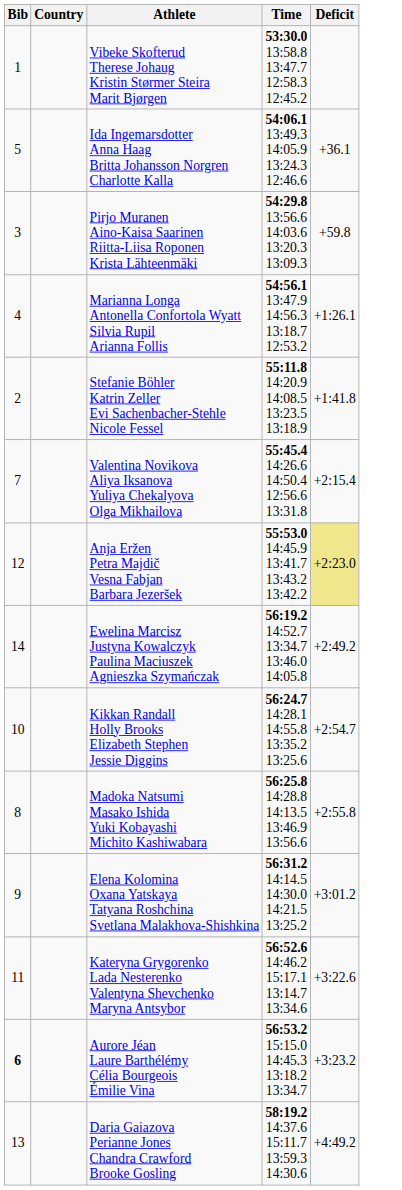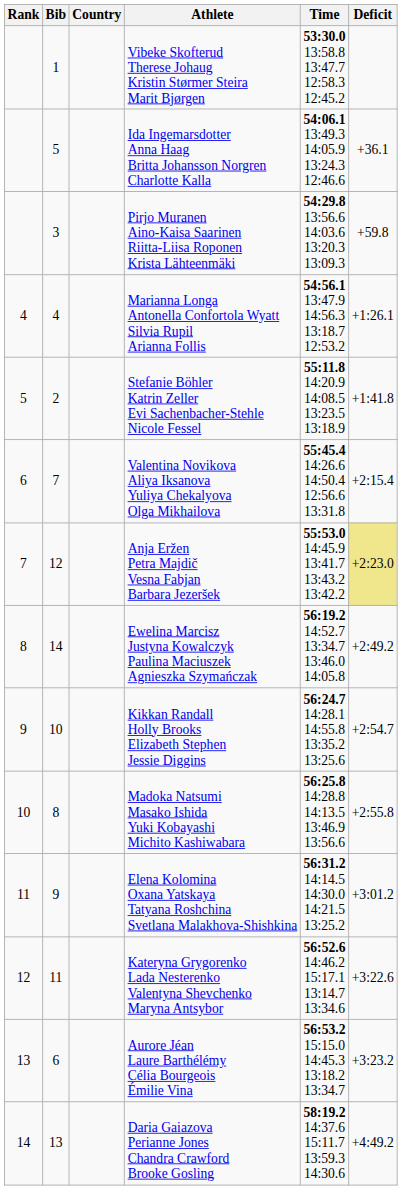+ column: (23, 15)
(18, 1060) bold -> (56, 1060) normal
